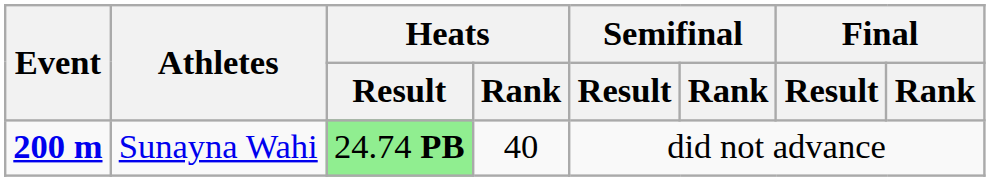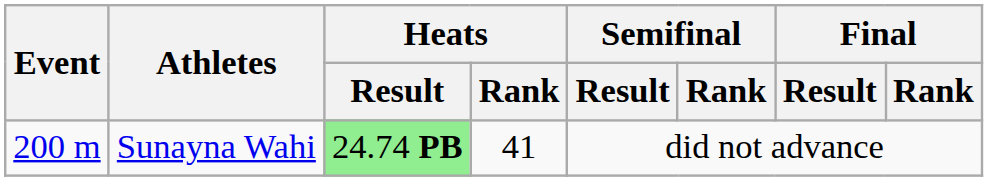(58, 147) bold -> (57, 147) normal
(521, 147) 40 -> (519, 147) 41
